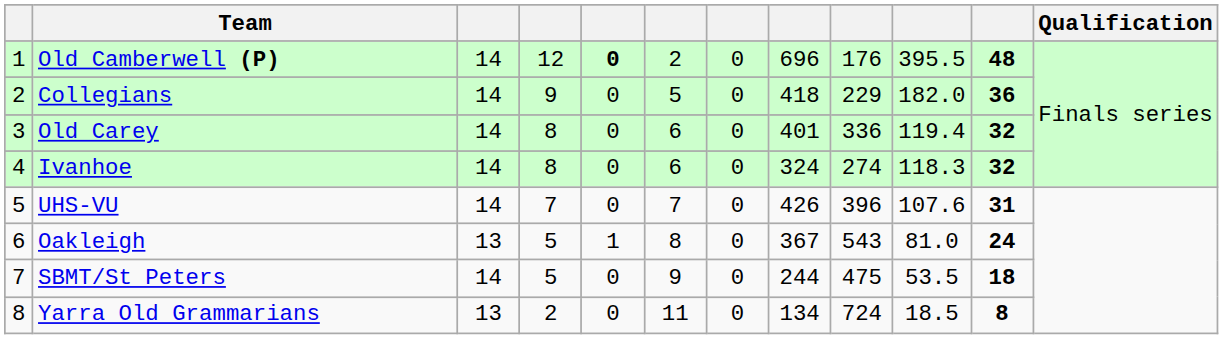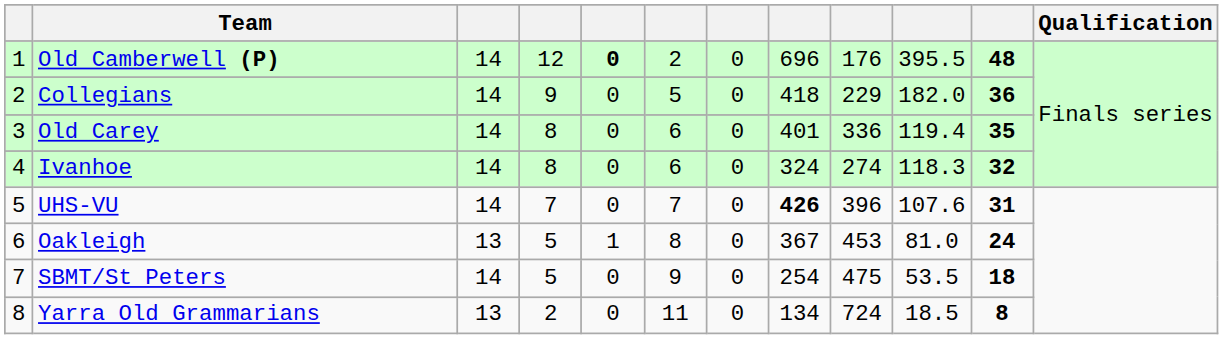(1002, 132) 32 -> (1002, 132) 35
(800, 205) normal -> (800, 205) bold
(862, 242) 543 -> (862, 242) 453
(800, 278) 244 -> (800, 278) 254
